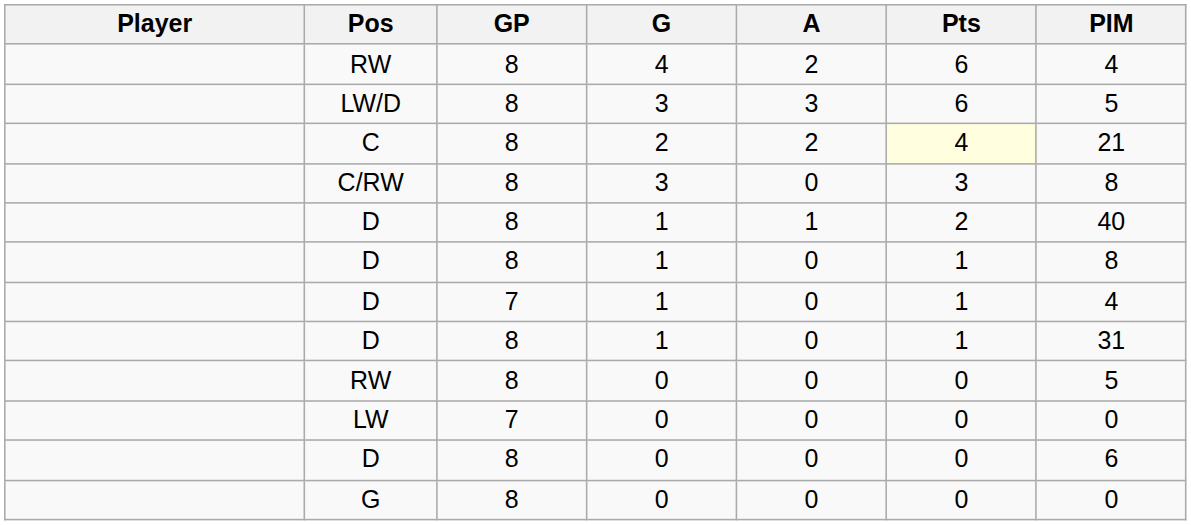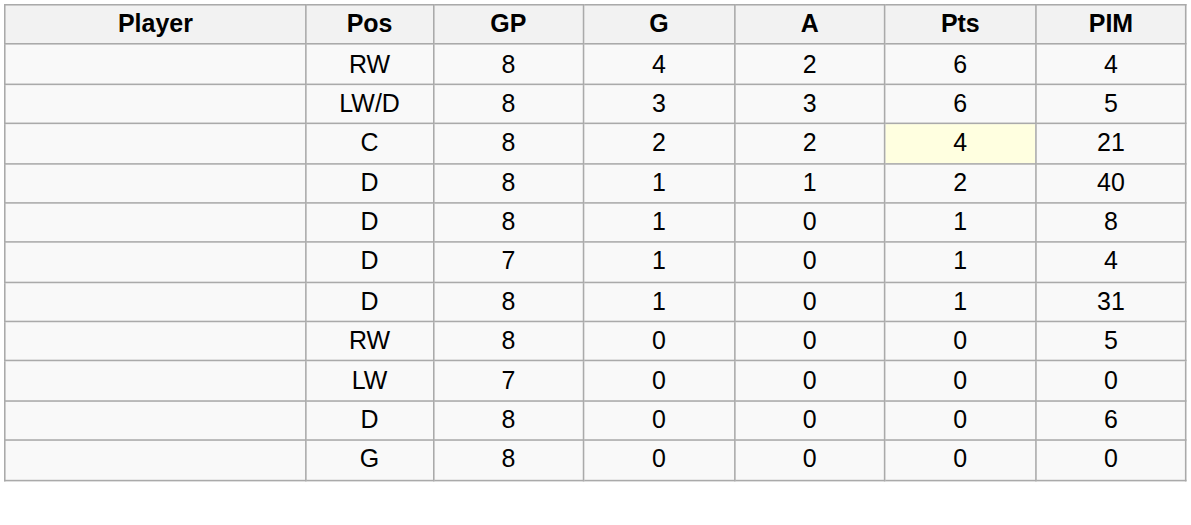- row: (371, 182)
